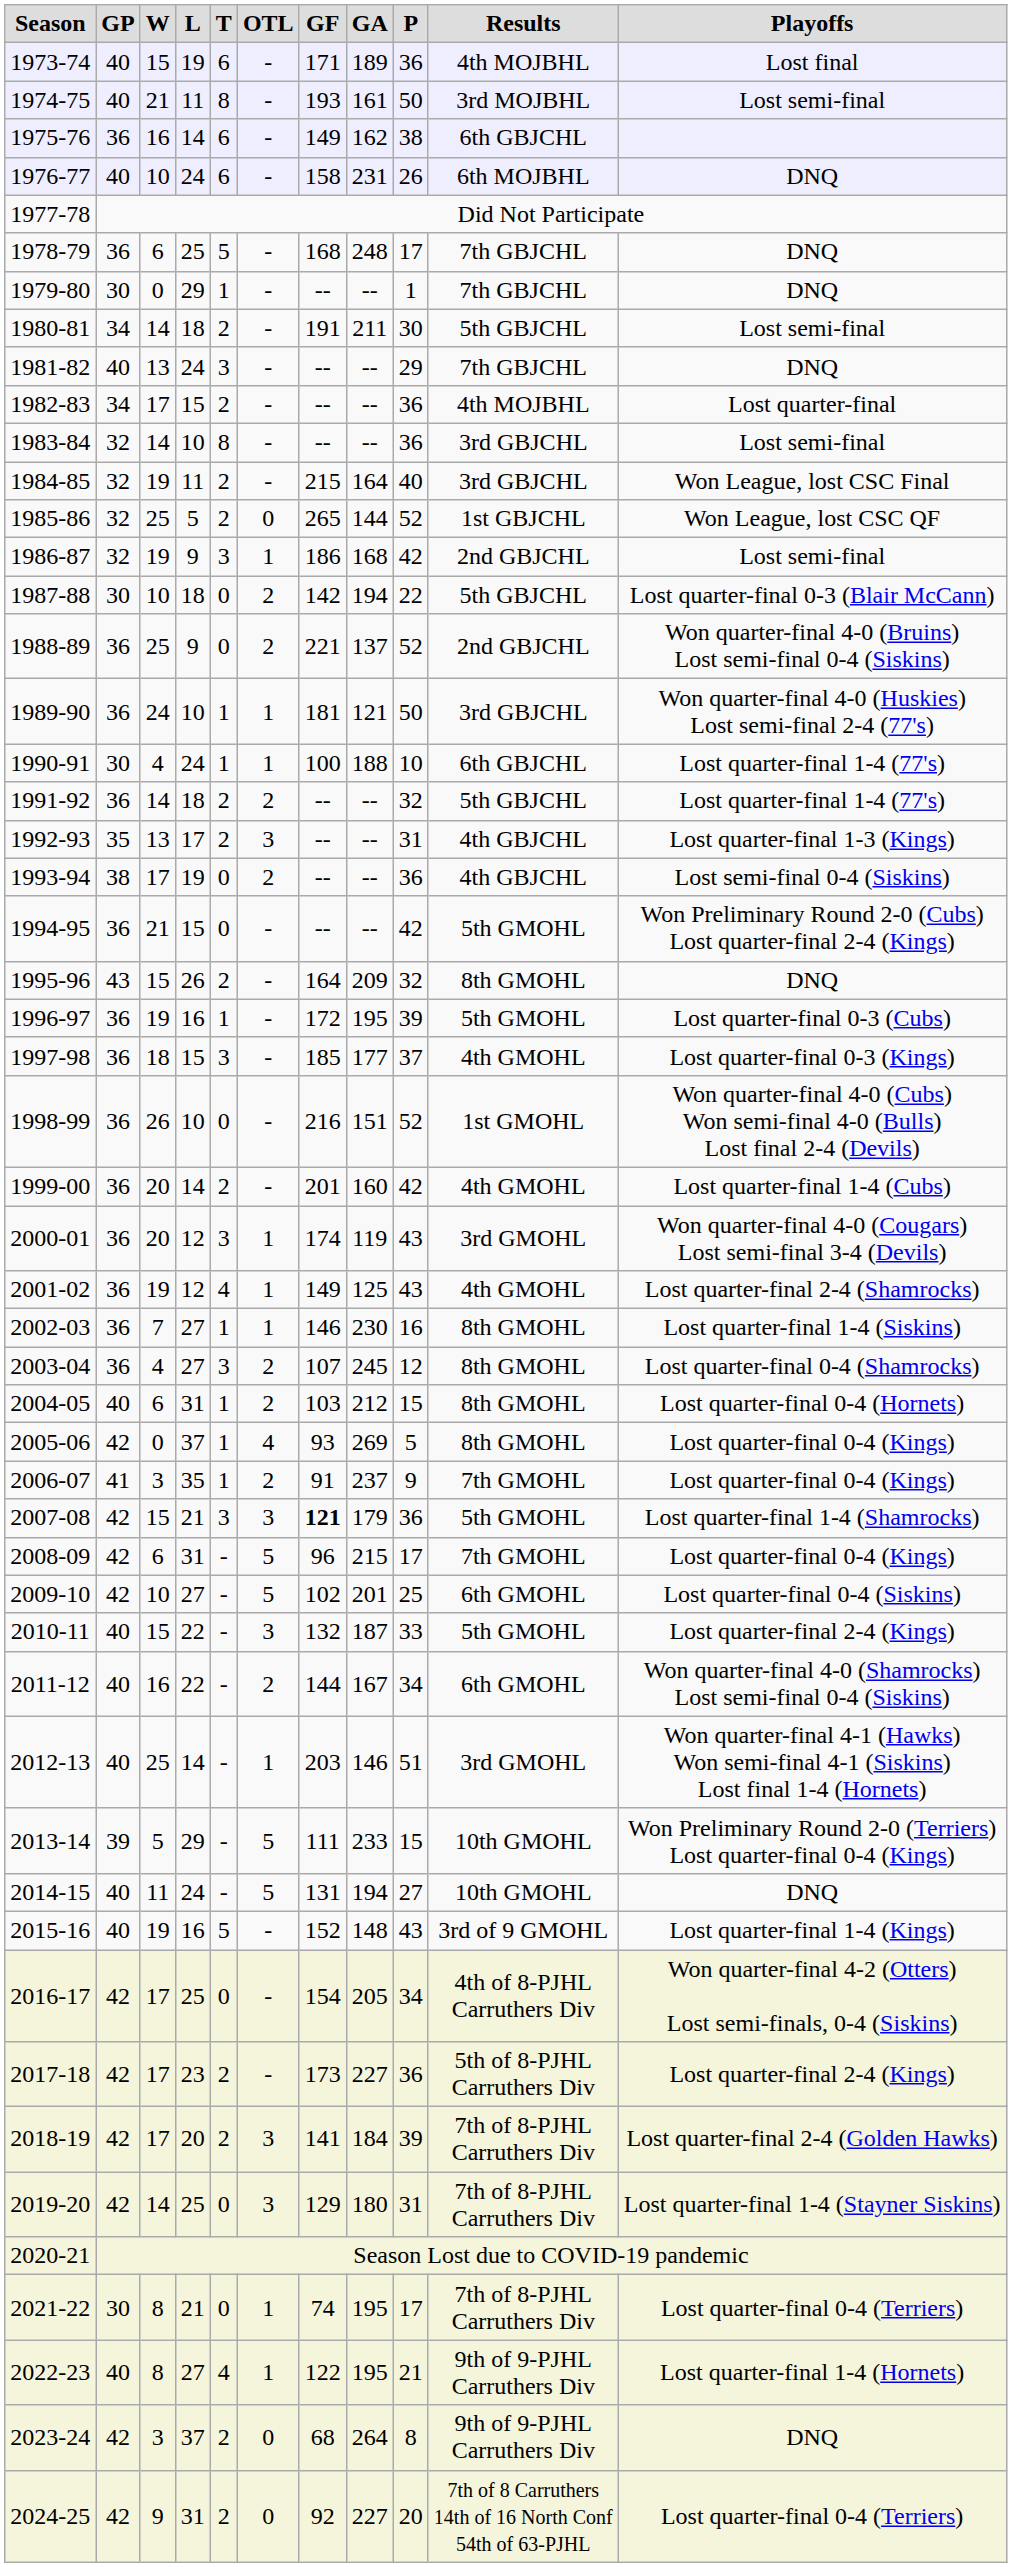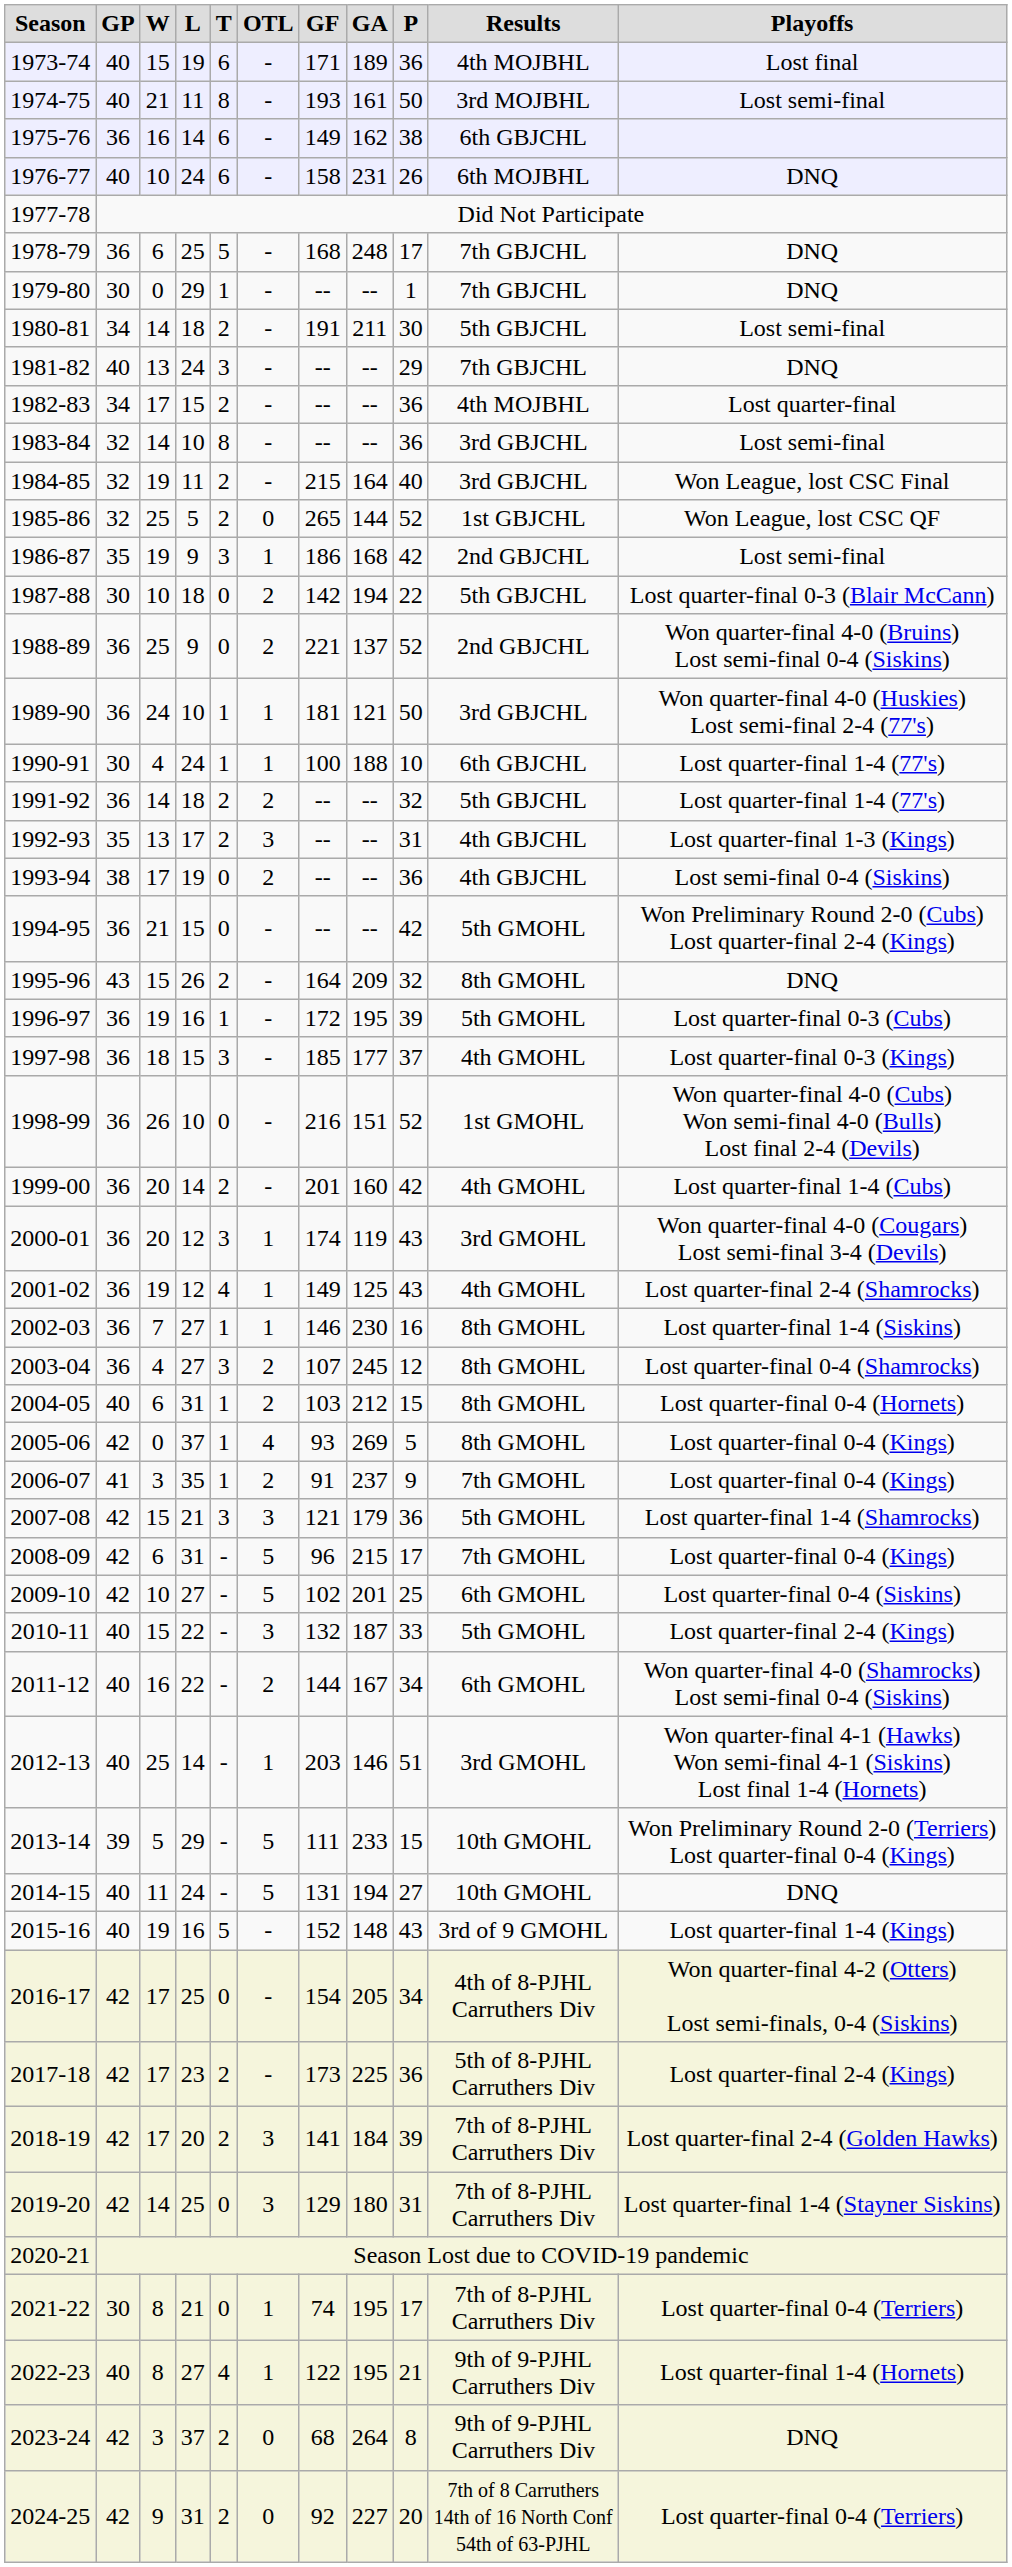(118, 556) 32 -> (118, 556) 35
(323, 1517) bold -> (323, 1517) normal
(370, 2073) 227 -> (370, 2073) 225
